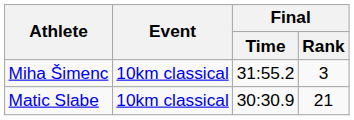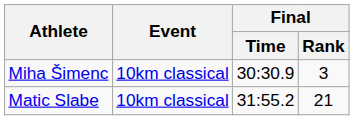(266, 73) 31:55.2 -> (266, 73) 30:30.9
(266, 100) 30:30.9 -> (266, 100) 31:55.2
